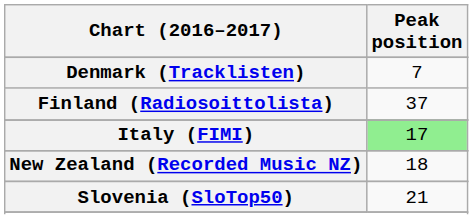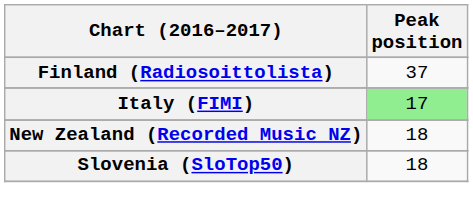- row: (186, 73)
(417, 197) 21 -> (417, 166) 18
